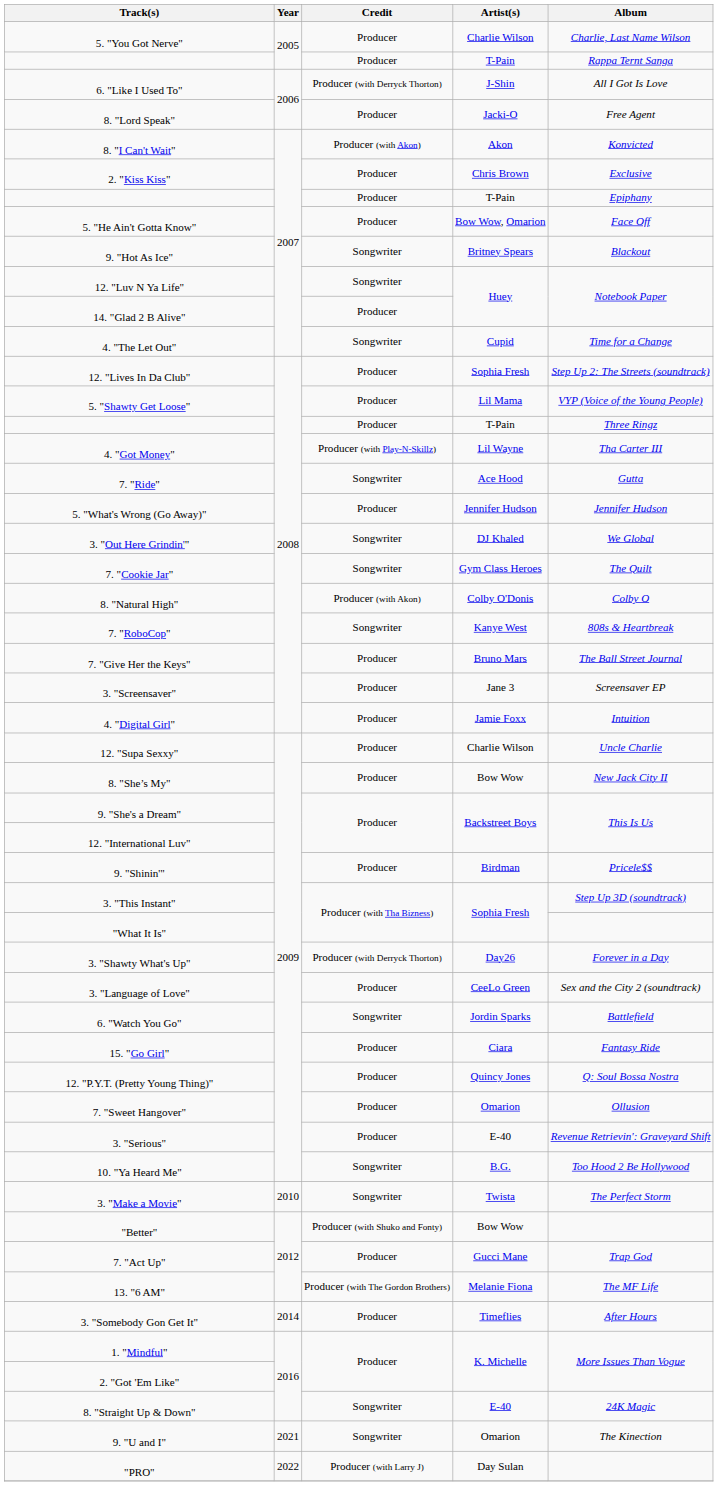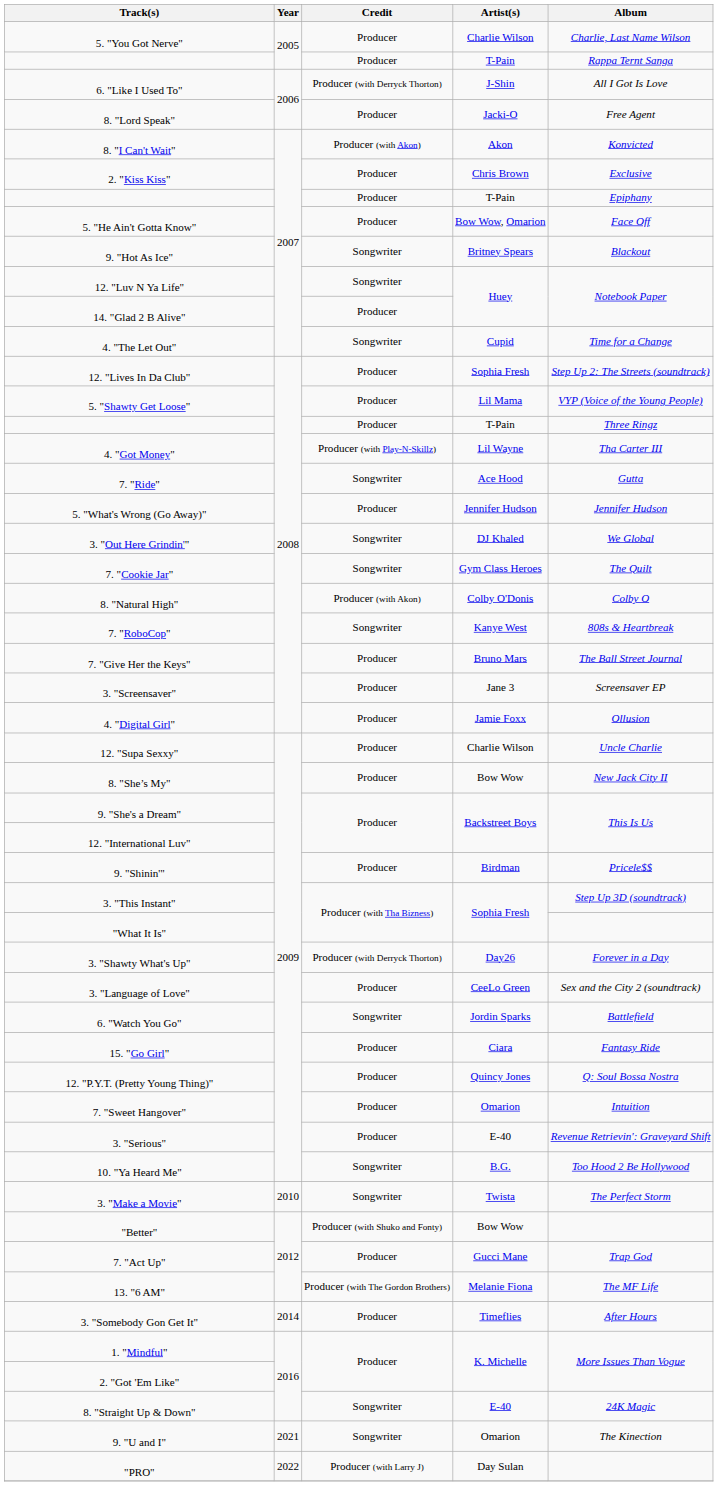(631, 718) Intuition -> (631, 718) Ollusion
(631, 1107) Ollusion -> (631, 1107) Intuition
